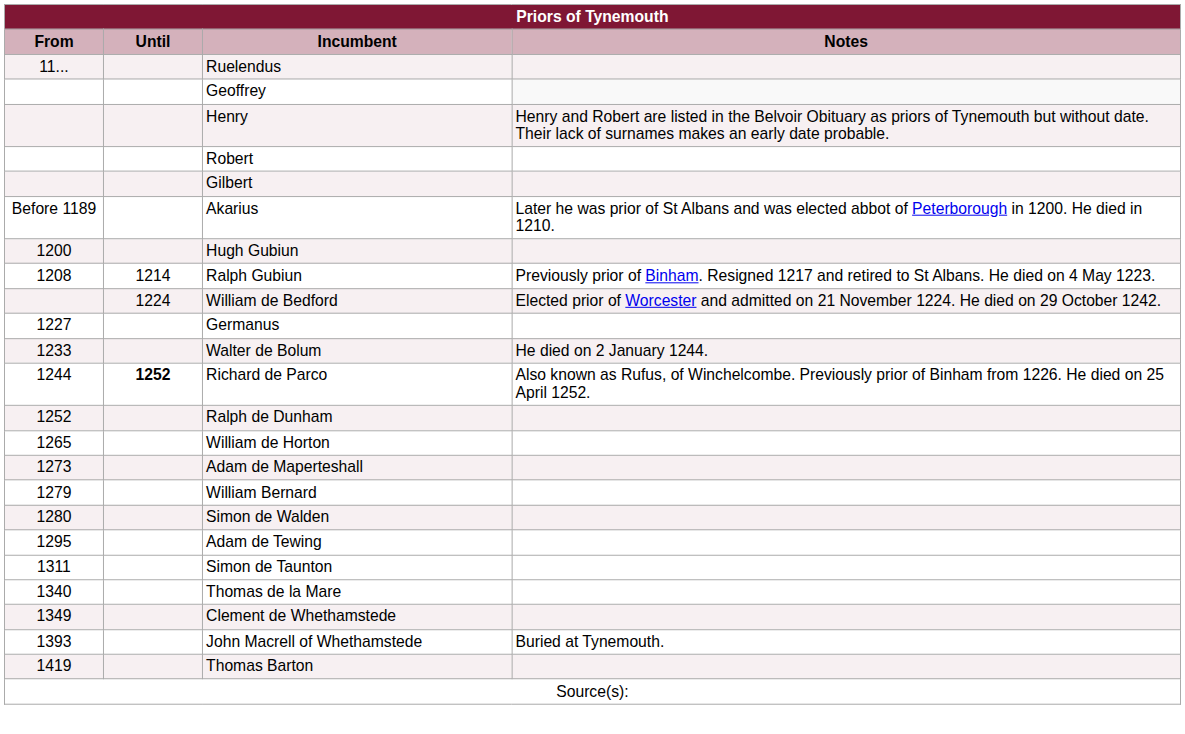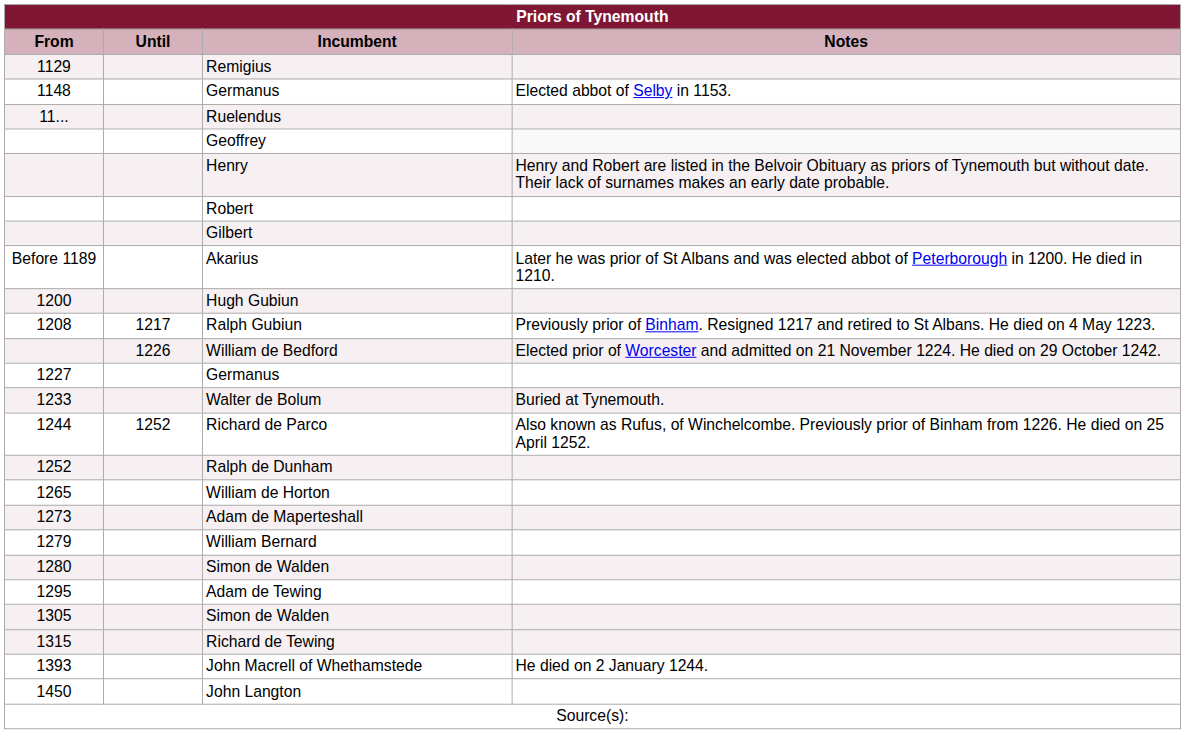+ row: (54, 66)
+ row: (54, 91)
(153, 276) 1214 -> (153, 325) 1217
(153, 300) 1224 -> (153, 350) 1226
(612, 350) He died on 2 January 1244. -> (590, 400) Buried at Tynemouth.
(153, 375) bold -> (153, 425) normal
+ row: (54, 616)
- row: (54, 567)
+ row: (54, 641)
- row: (54, 592)
- row: (54, 616)
(590, 641) Buried at Tynemouth. -> (612, 666) He died on 2 January 1244.
- row: (54, 666)
+ row: (54, 691)
